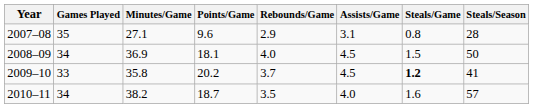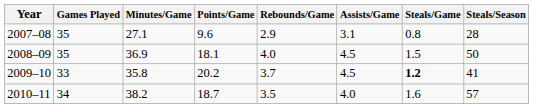(63, 53) 34 -> (63, 53) 35
